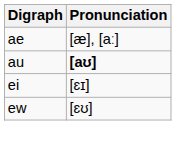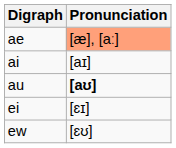(94, 39) no background -> (94, 39) lightsalmon background
+ row: (13, 62)
